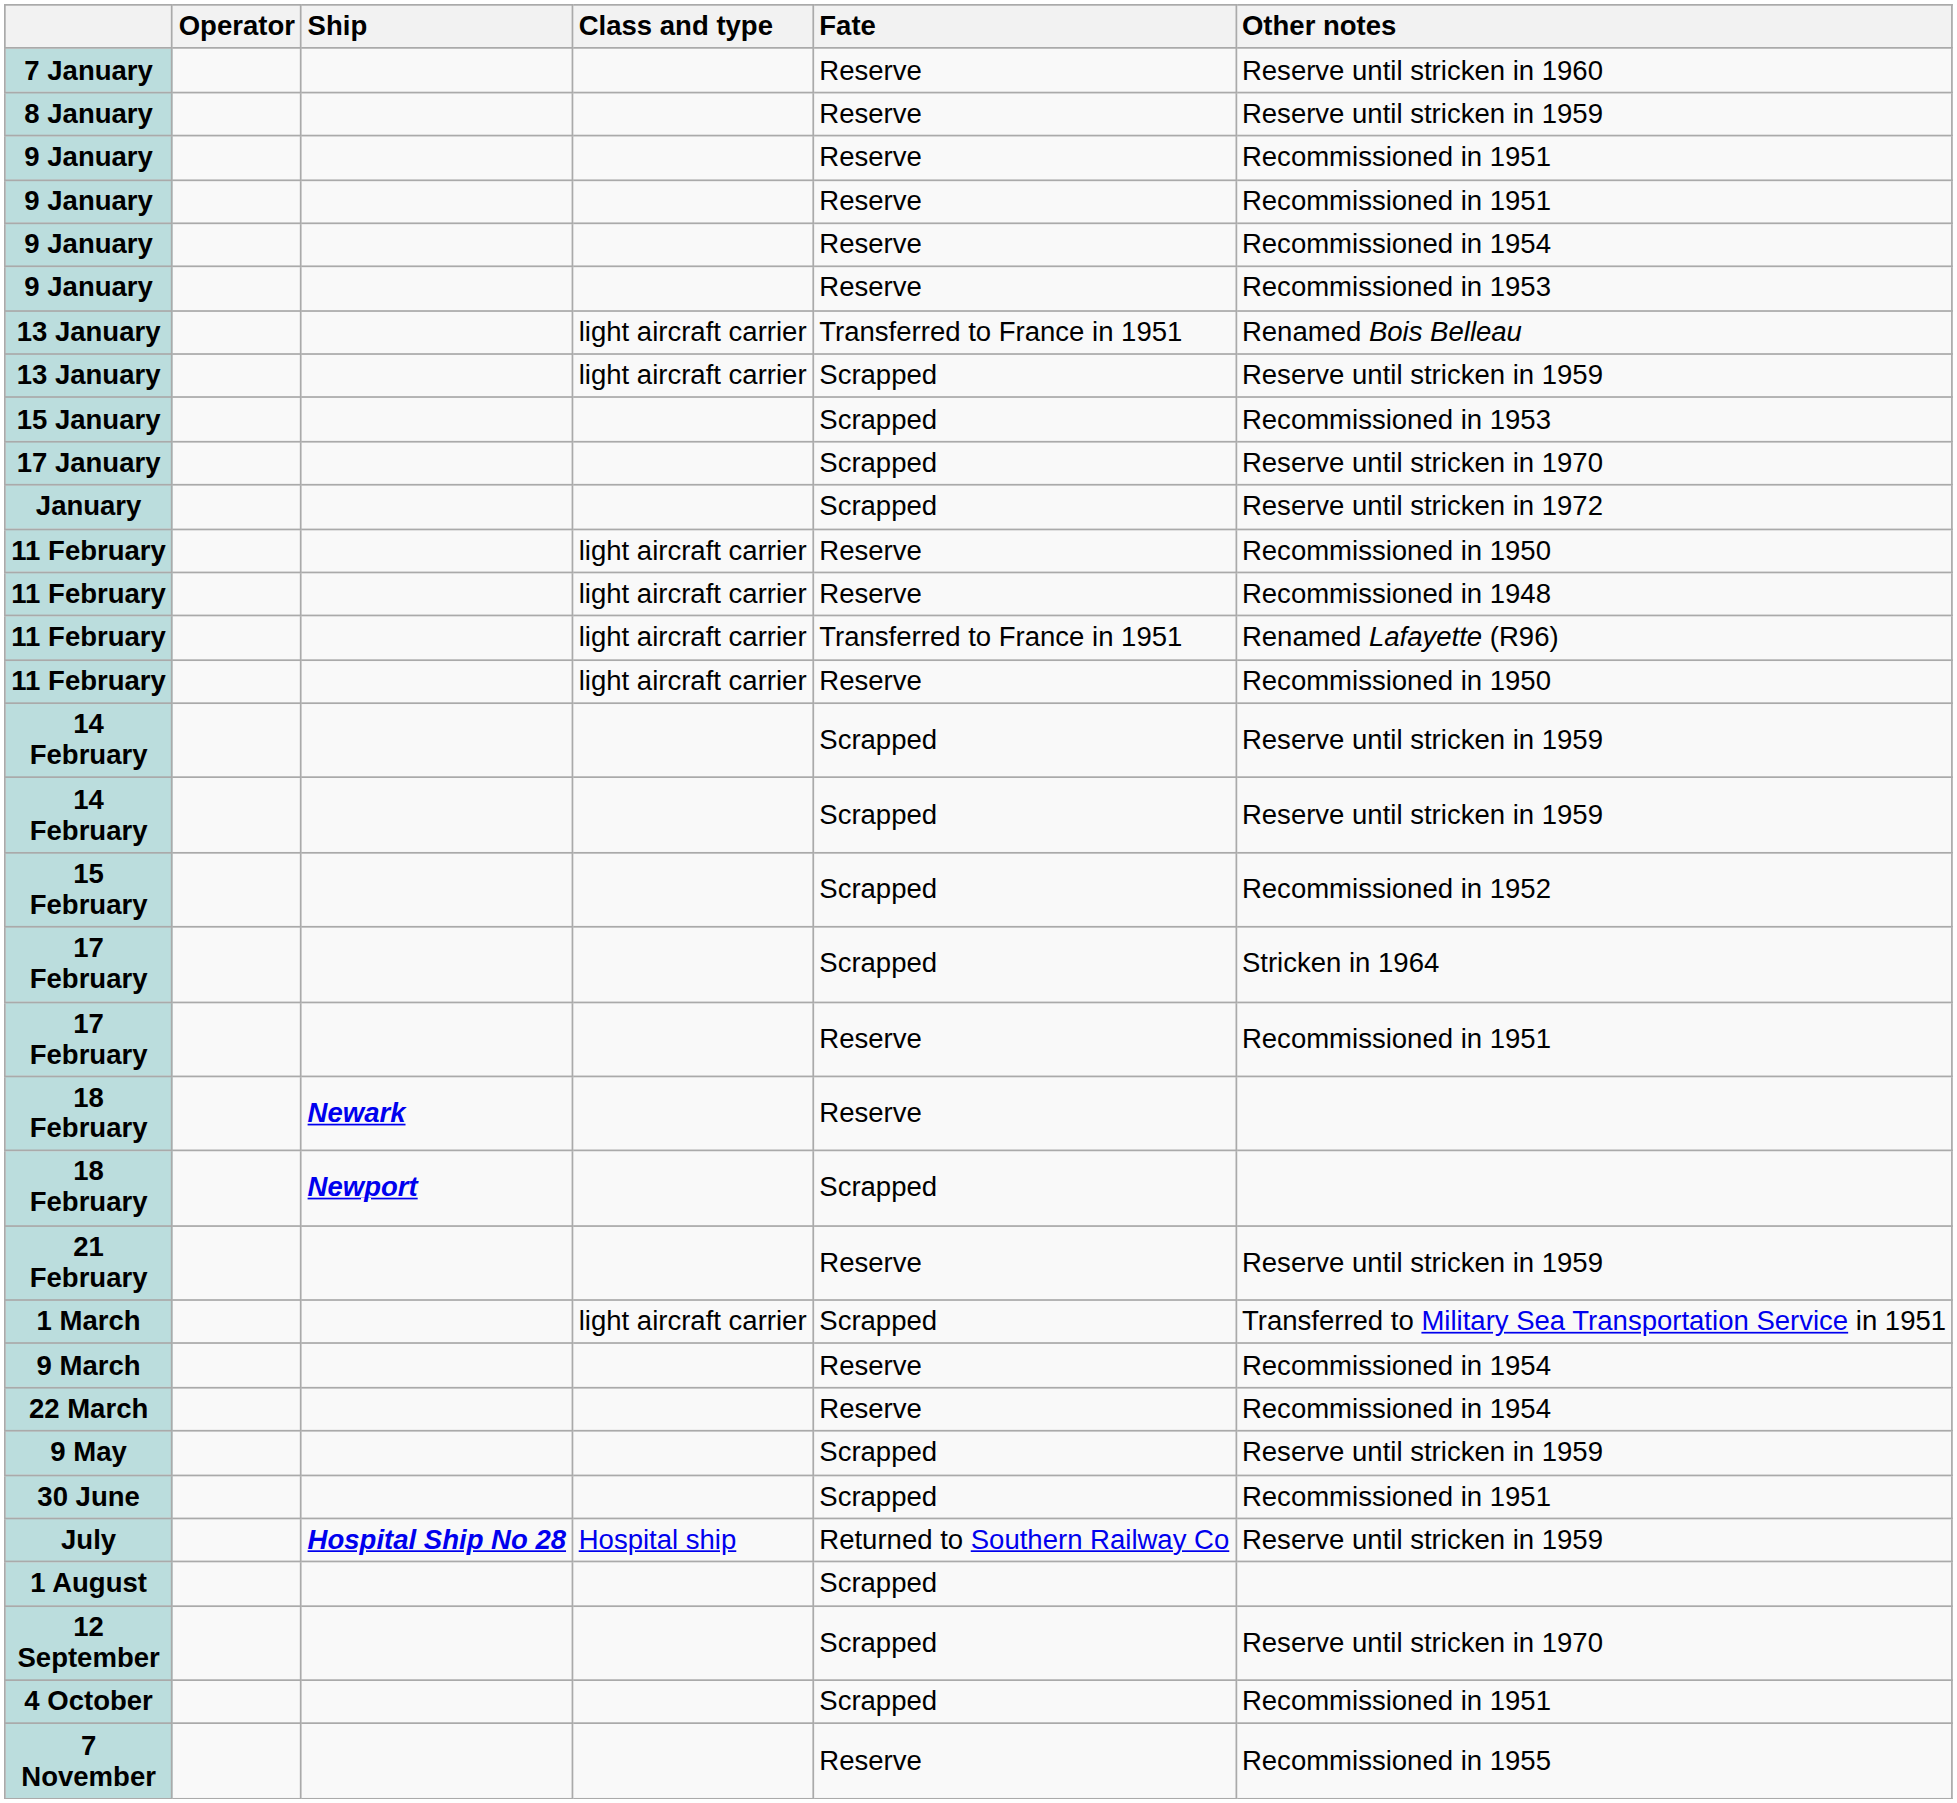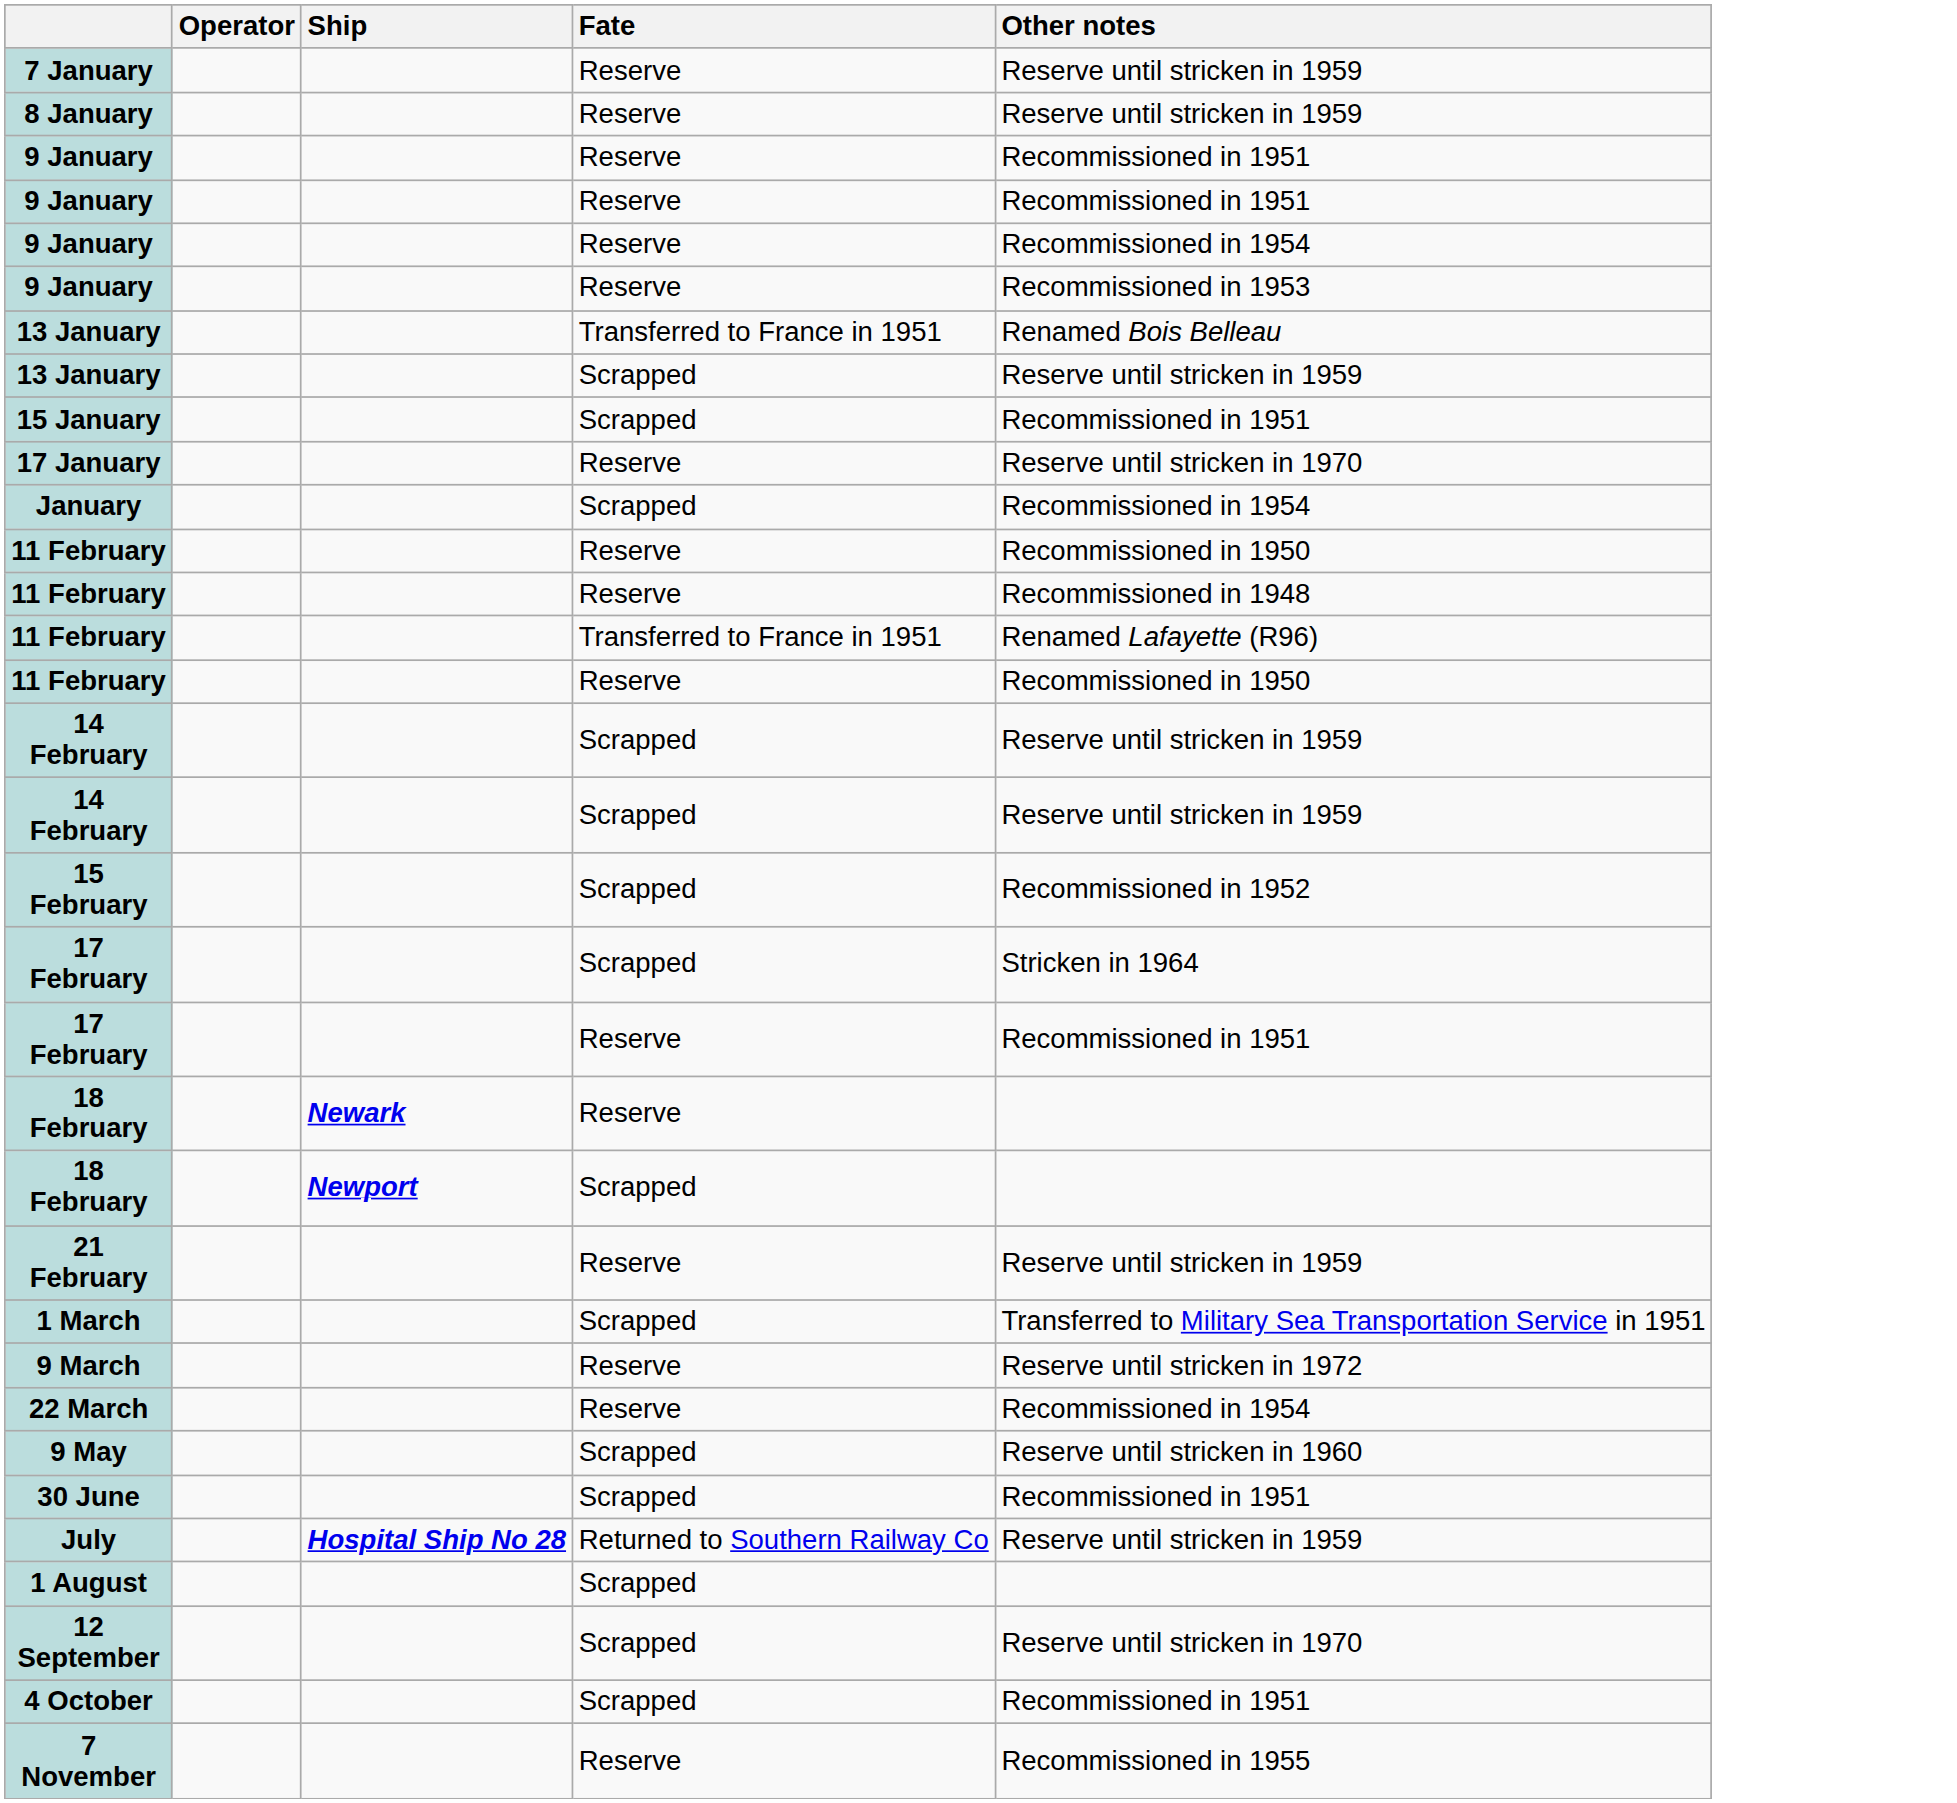- column: (676, 26)
(1422, 69) Reserve until stricken in 1960 -> (1182, 69) Reserve until stricken in 1959
(1396, 419) Recommissioned in 1953 -> (1156, 419) Recommissioned in 1951
(878, 462) Scrapped -> (630, 462) Reserve
(1422, 506) Reserve until stricken in 1972 -> (1156, 506) Recommissioned in 1954
(1396, 1365) Recommissioned in 1954 -> (1182, 1365) Reserve until stricken in 1972
(1422, 1452) Reserve until stricken in 1959 -> (1182, 1452) Reserve until stricken in 1960
